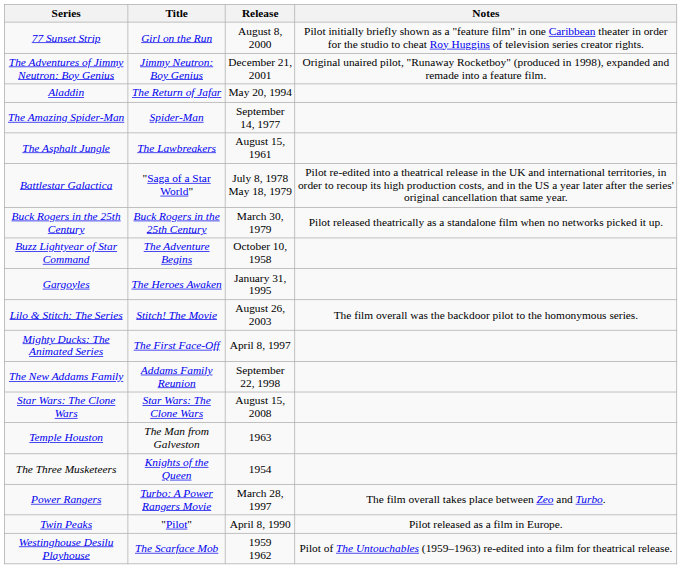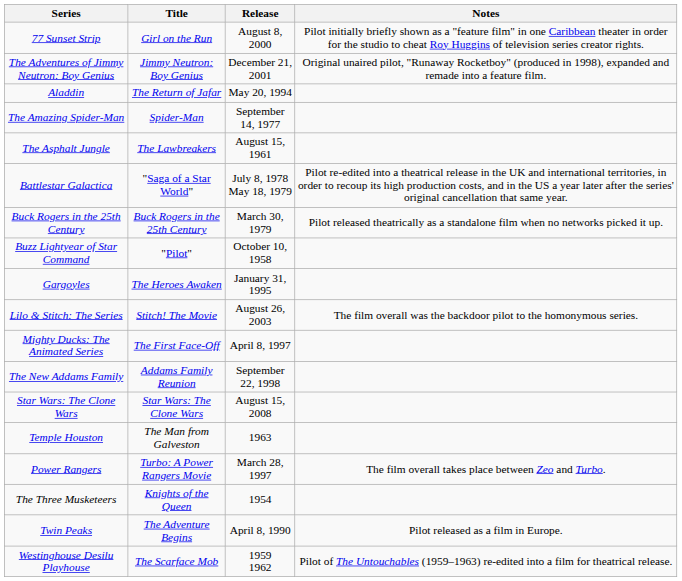(177, 253) The Adventure Begins -> (177, 253) "Pilot"
rows swapped: (66, 469) <-> (66, 499)
(177, 524) "Pilot" -> (177, 530) The Adventure Begins
